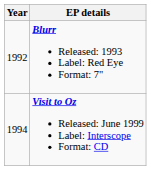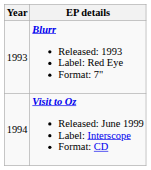(17, 57) 1992 -> (17, 57) 1993
